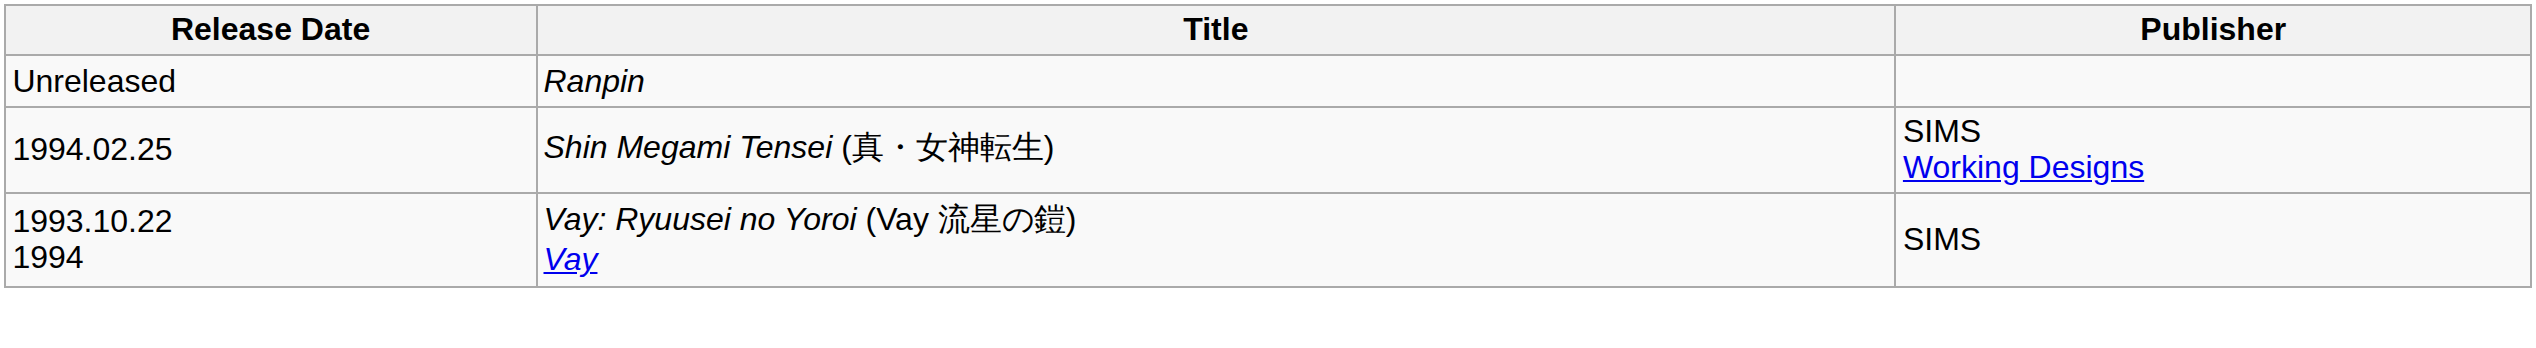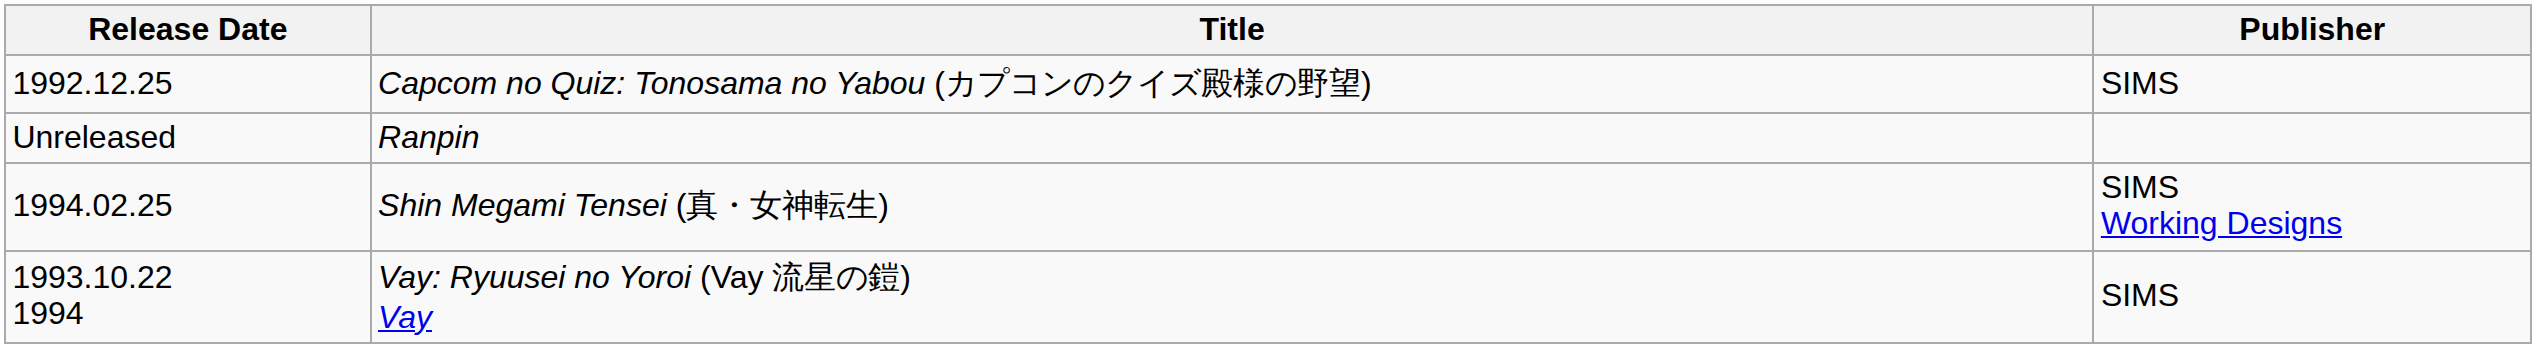+ row: (875, 82)
